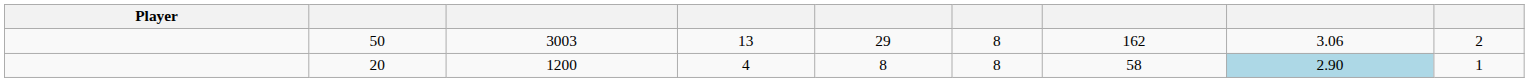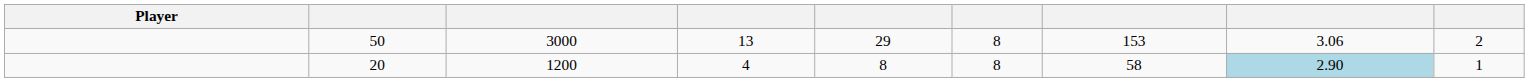(561, 41) 3003 -> (561, 41) 3000
(1134, 41) 162 -> (1134, 41) 153
